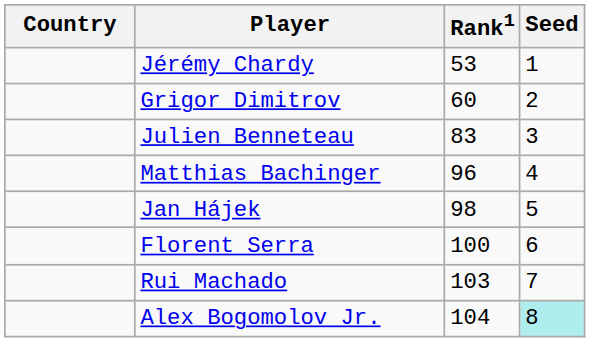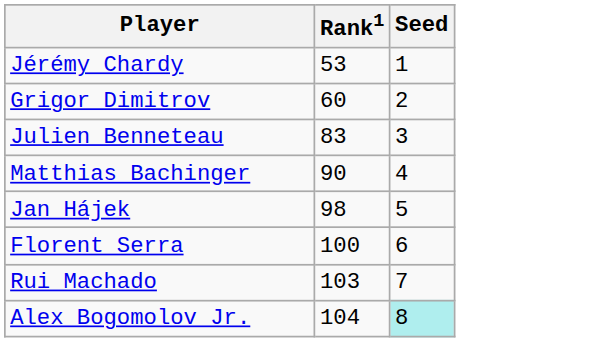- column: (70, 26)
(464, 174) 96 -> (333, 174) 90
